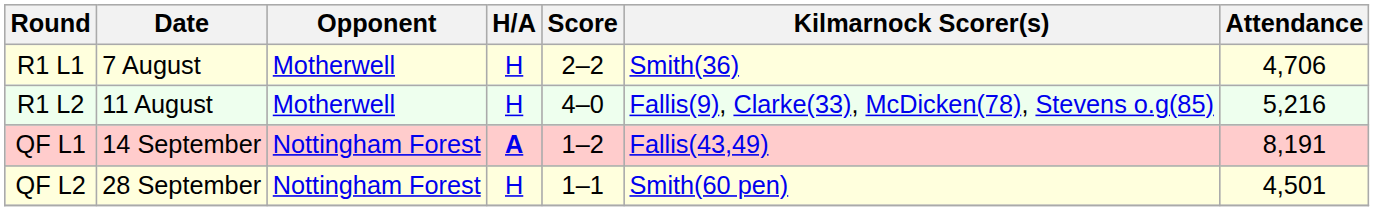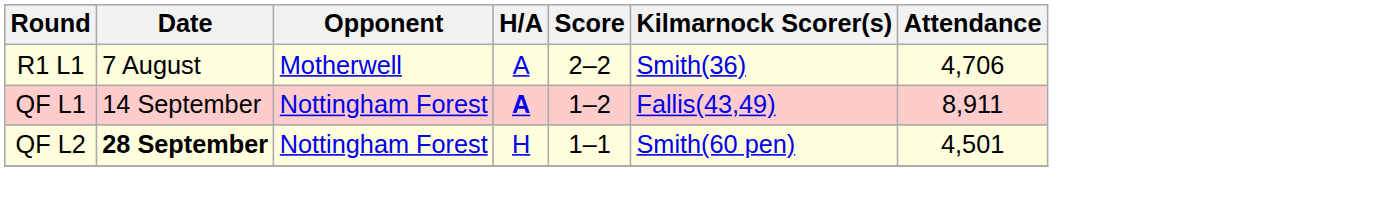(514, 64) H -> (521, 64) A
- row: (51, 104)
(1294, 144) 8,191 -> (973, 104) 8,911
(182, 184) normal -> (185, 144) bold
